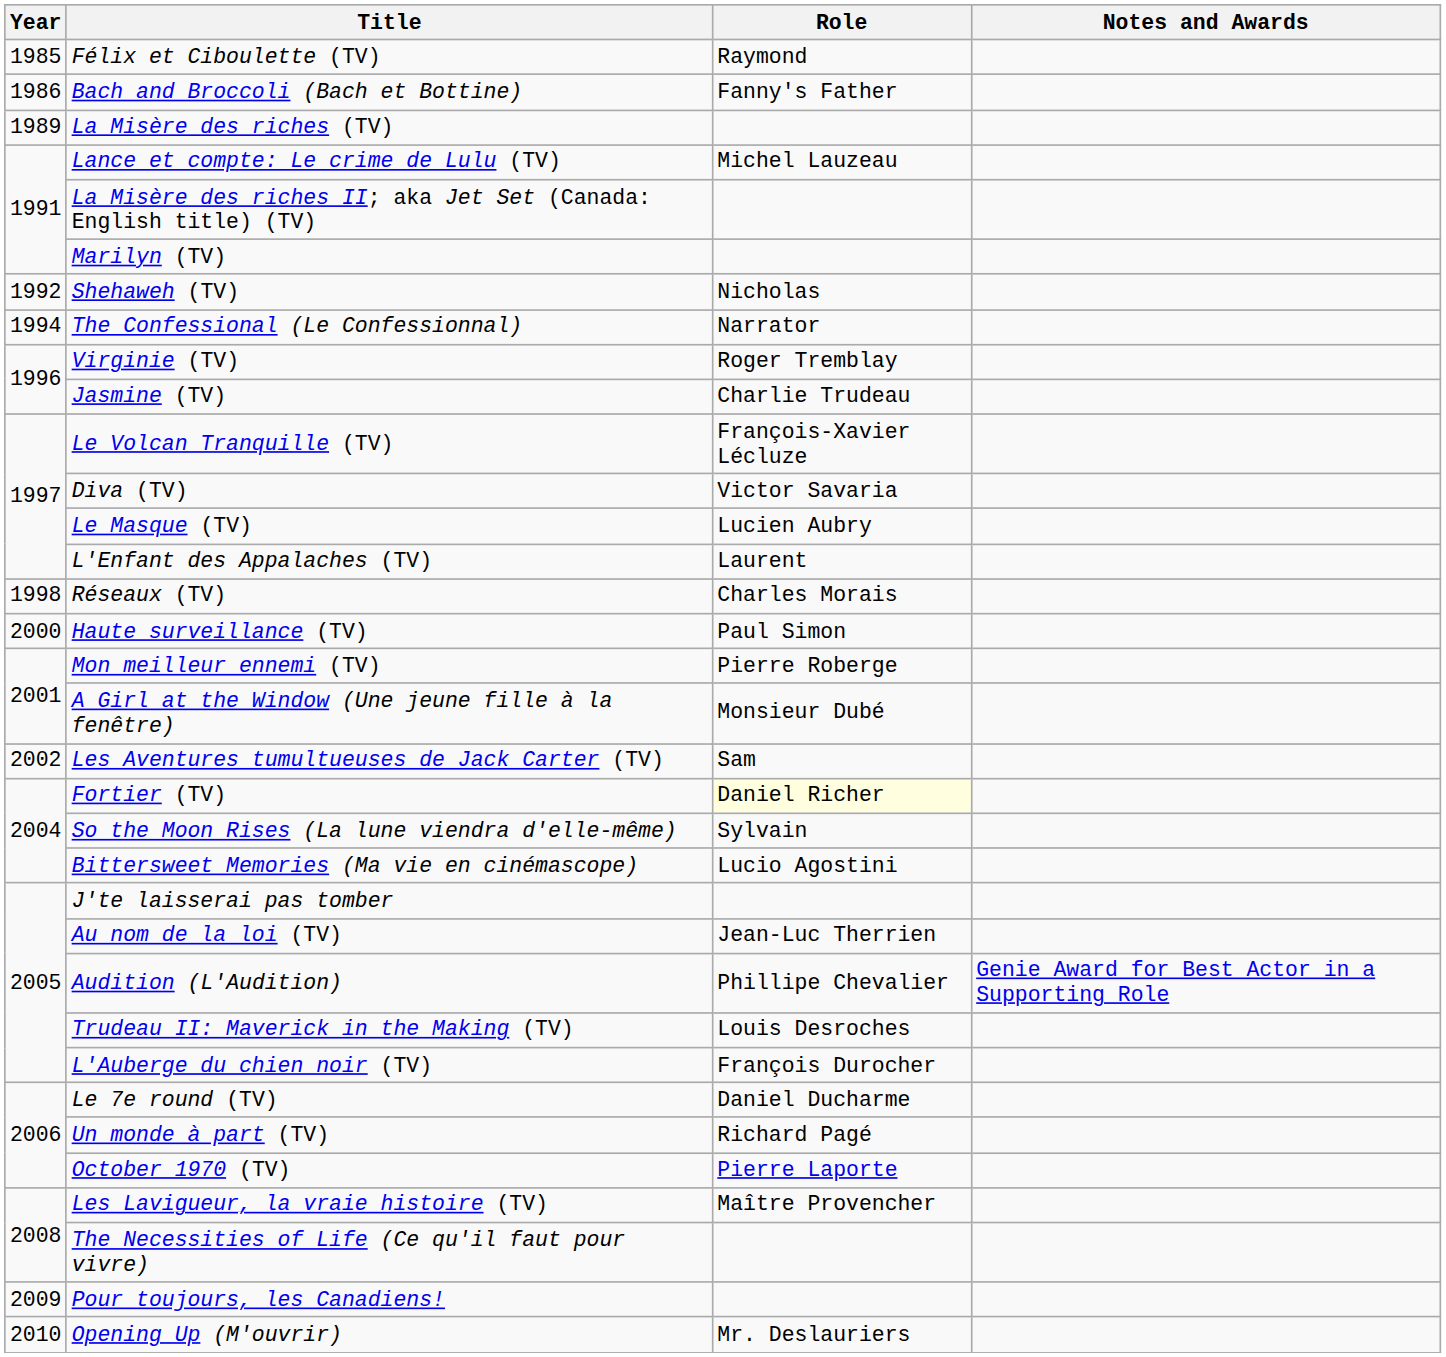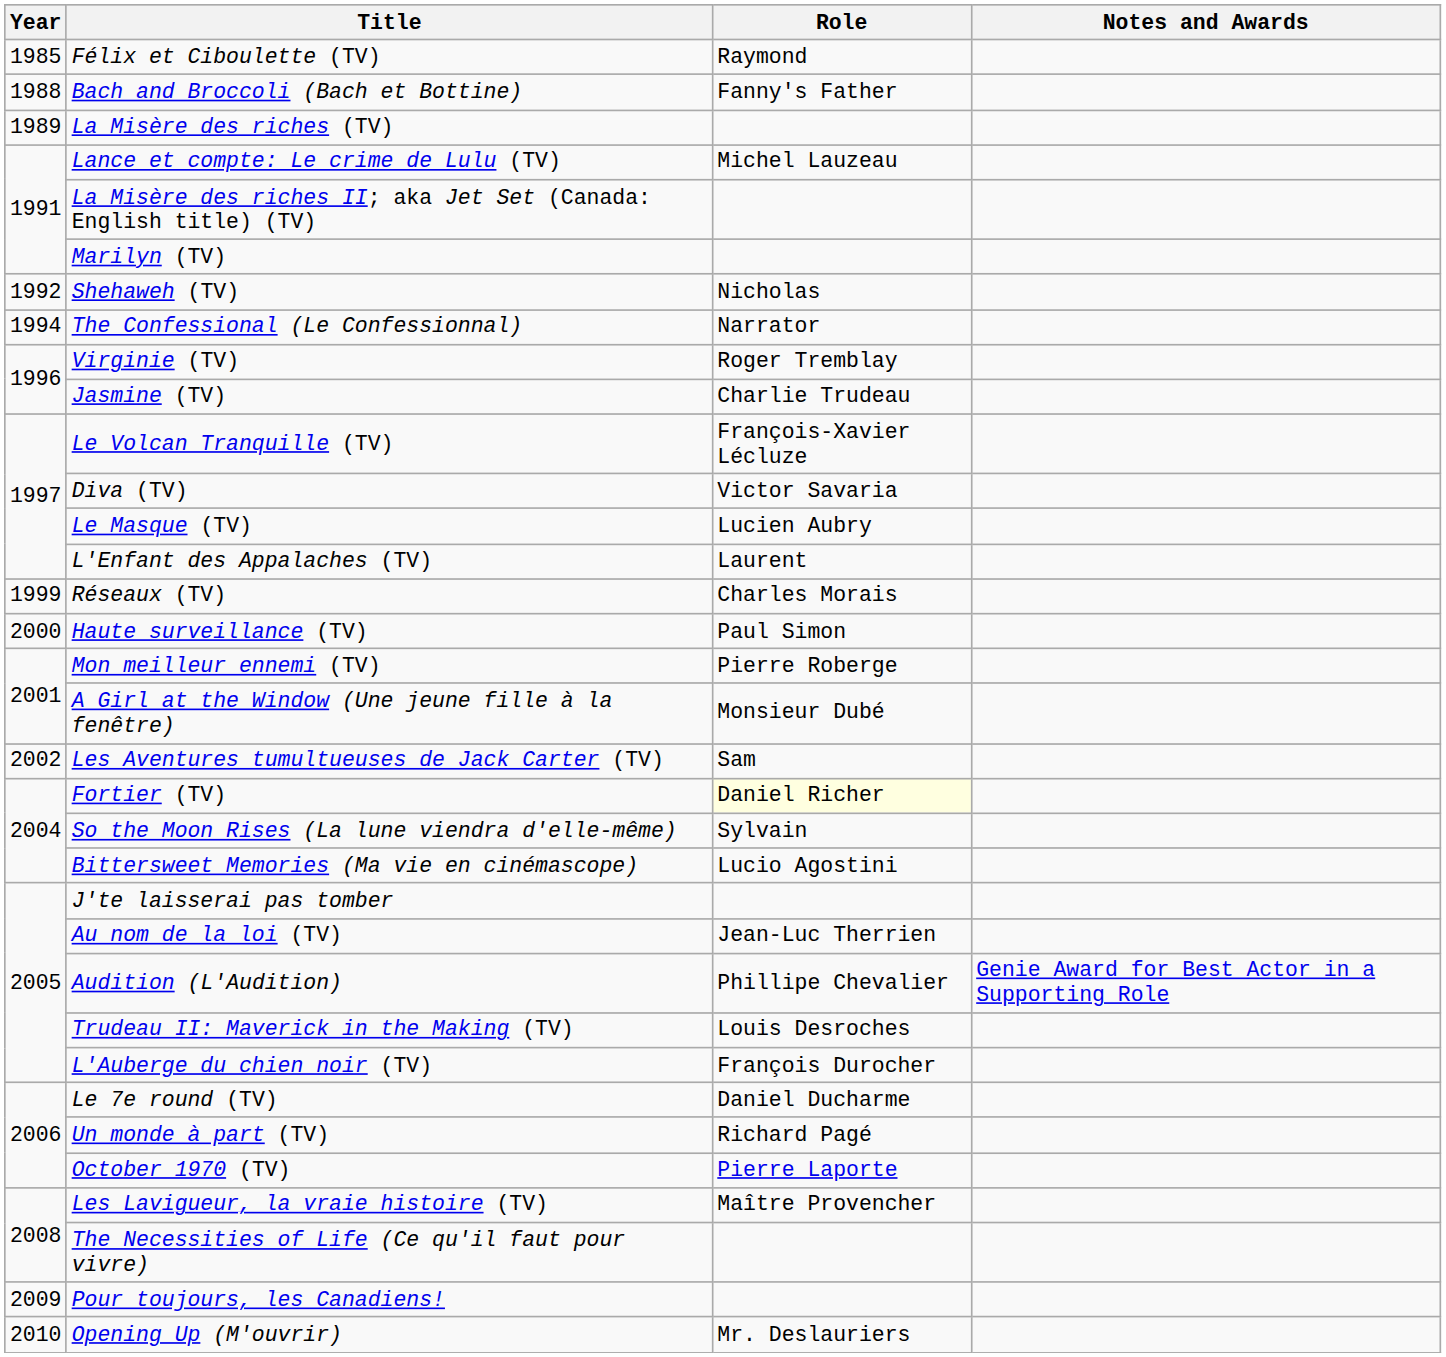(36, 92) 1986 -> (36, 92) 1988
(36, 596) 1998 -> (36, 596) 1999
